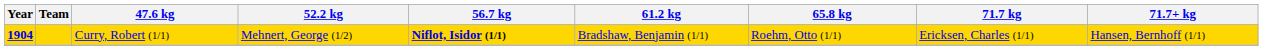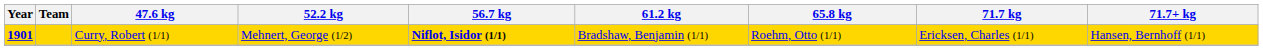(20, 34) 1904 -> (20, 34) 1901
